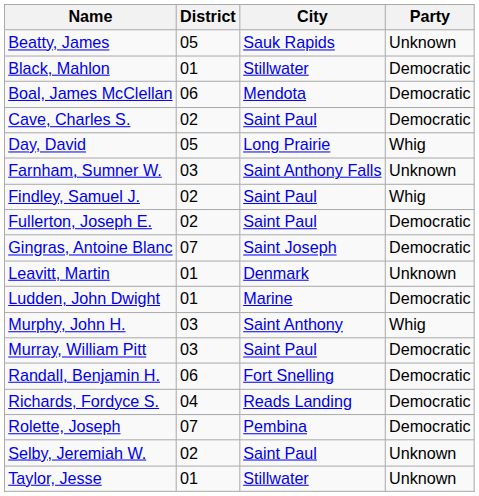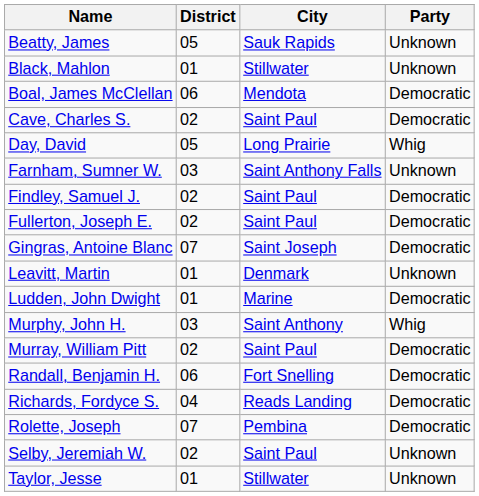(430, 68) Democratic -> (423, 68) Unknown
(407, 196) Whig -> (430, 196) Democratic
(189, 350) 03 -> (189, 350) 02
